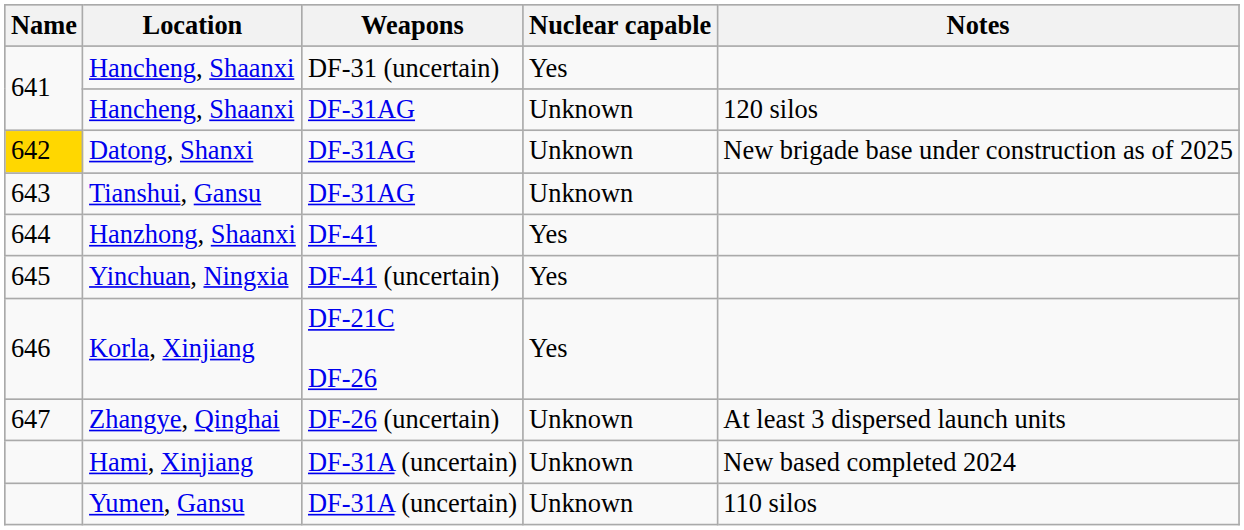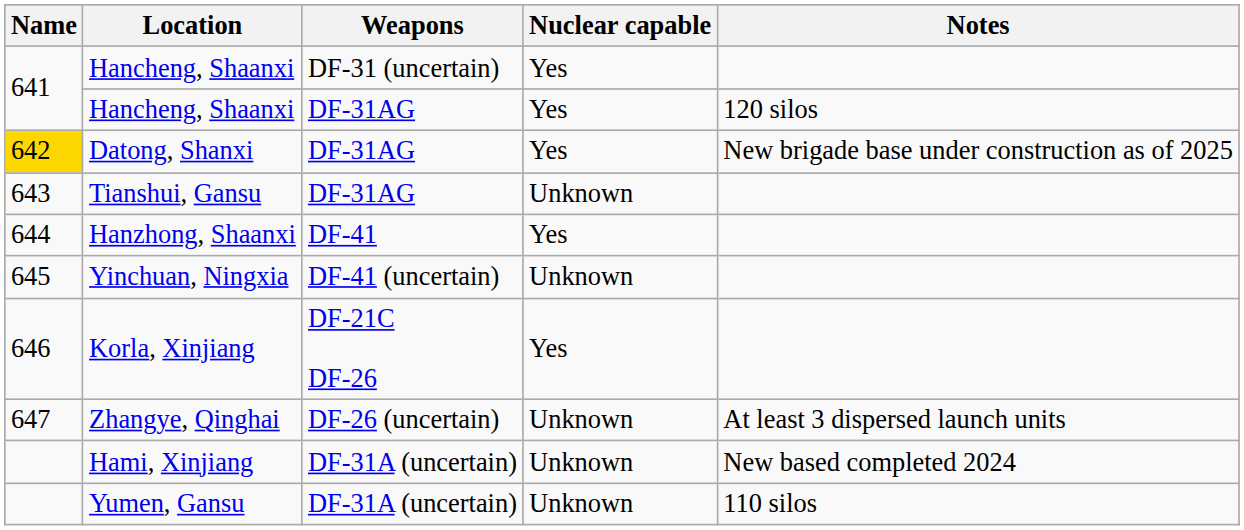(581, 109) Unknown -> (548, 109) Yes
(581, 151) Unknown -> (548, 151) Yes
(548, 276) Yes -> (581, 276) Unknown
